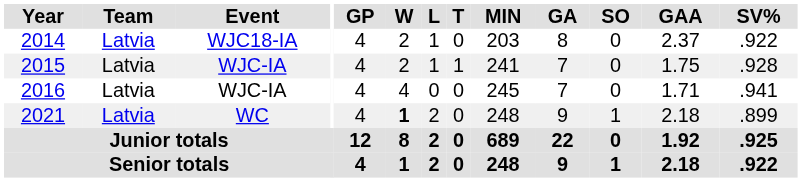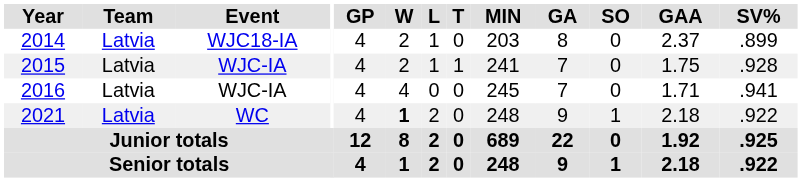(759, 41) .922 -> (759, 41) .899
(759, 115) .899 -> (759, 115) .922
